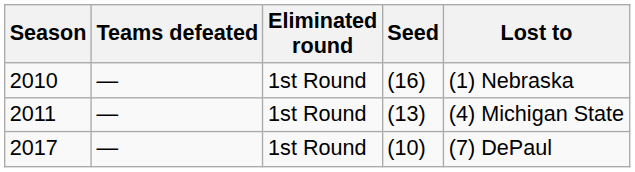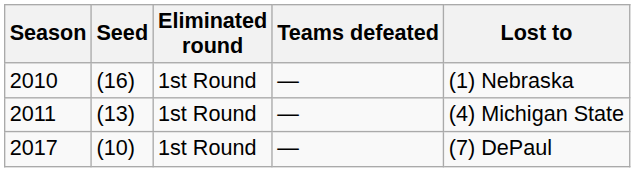columns swapped: (413, 33) <-> (177, 33)
